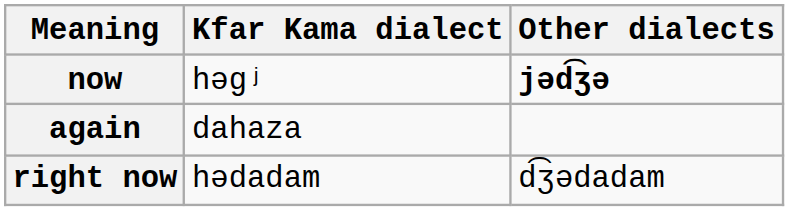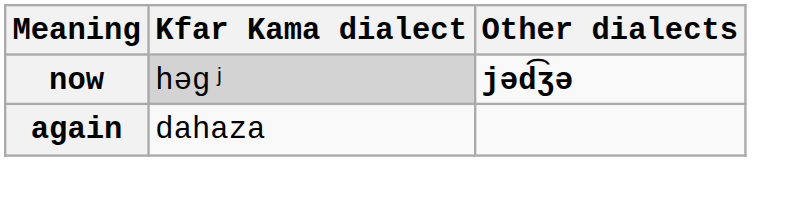(229, 80) no background -> (192, 80) lightgrey background
- row: (95, 179)
